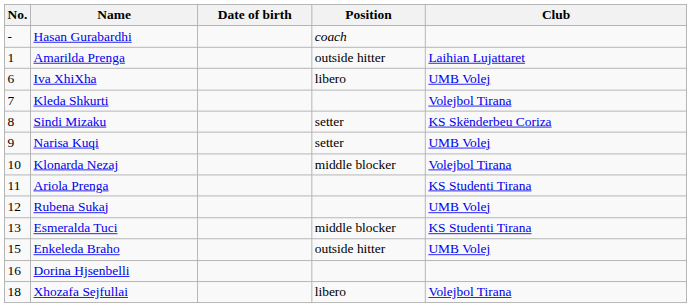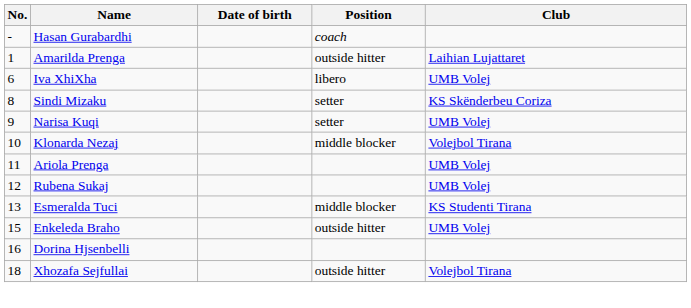- row: (71, 100)
(480, 185) KS Studenti Tirana -> (459, 164) UMB Volej
(330, 292) libero -> (350, 270) outside hitter
